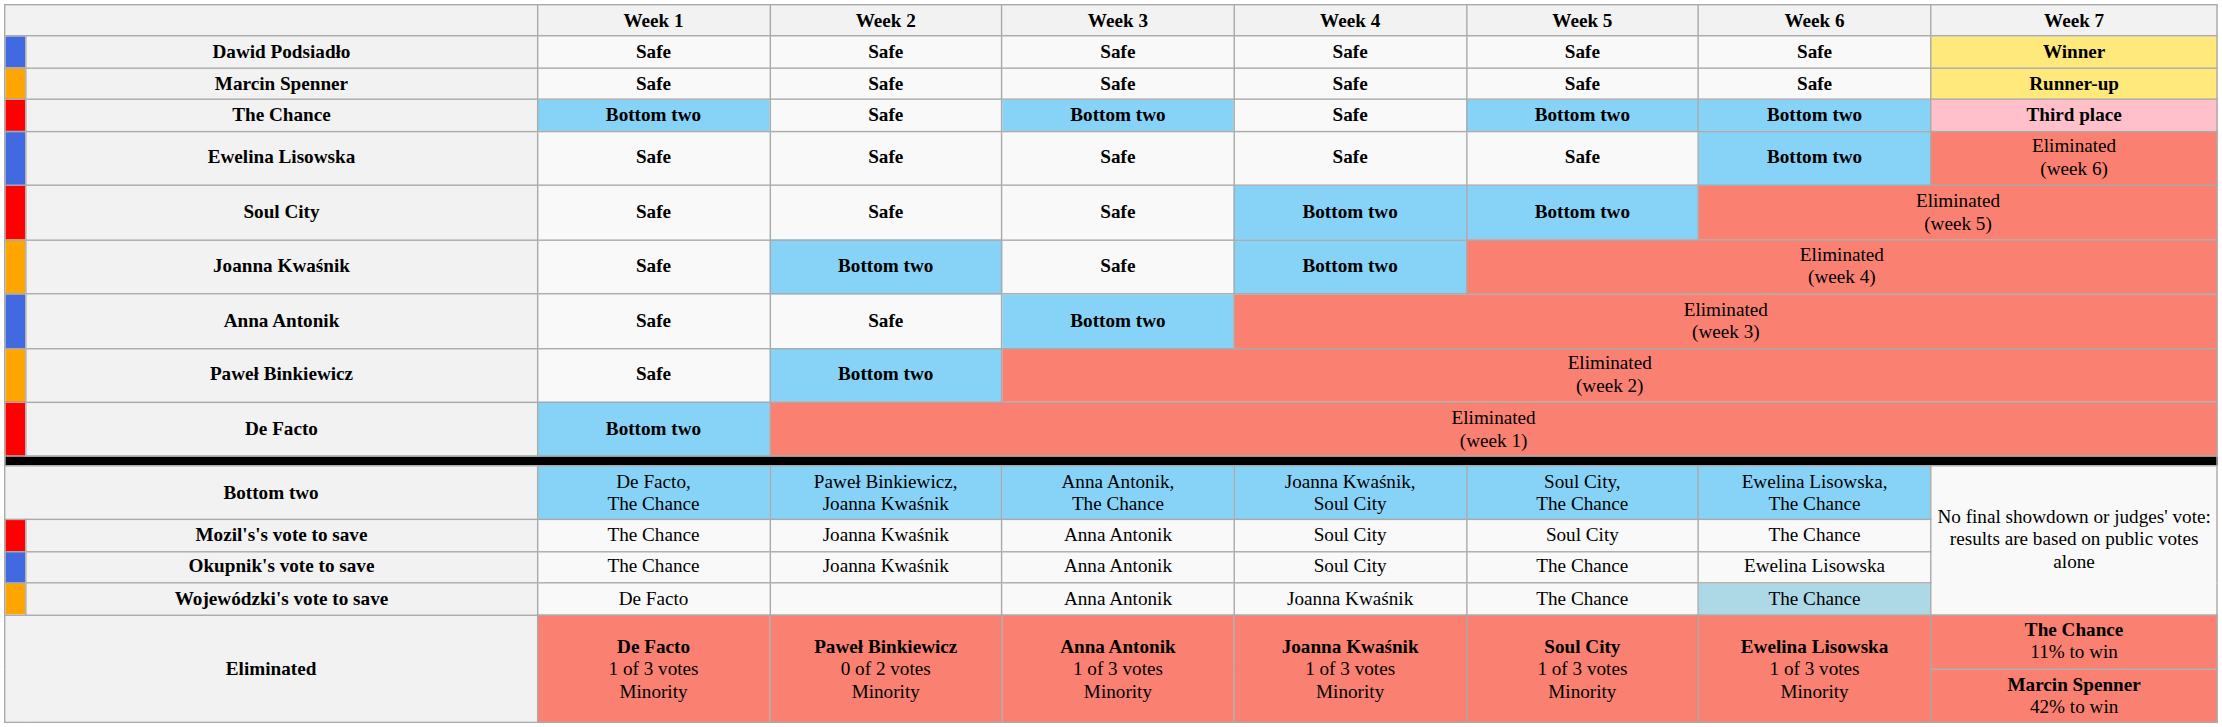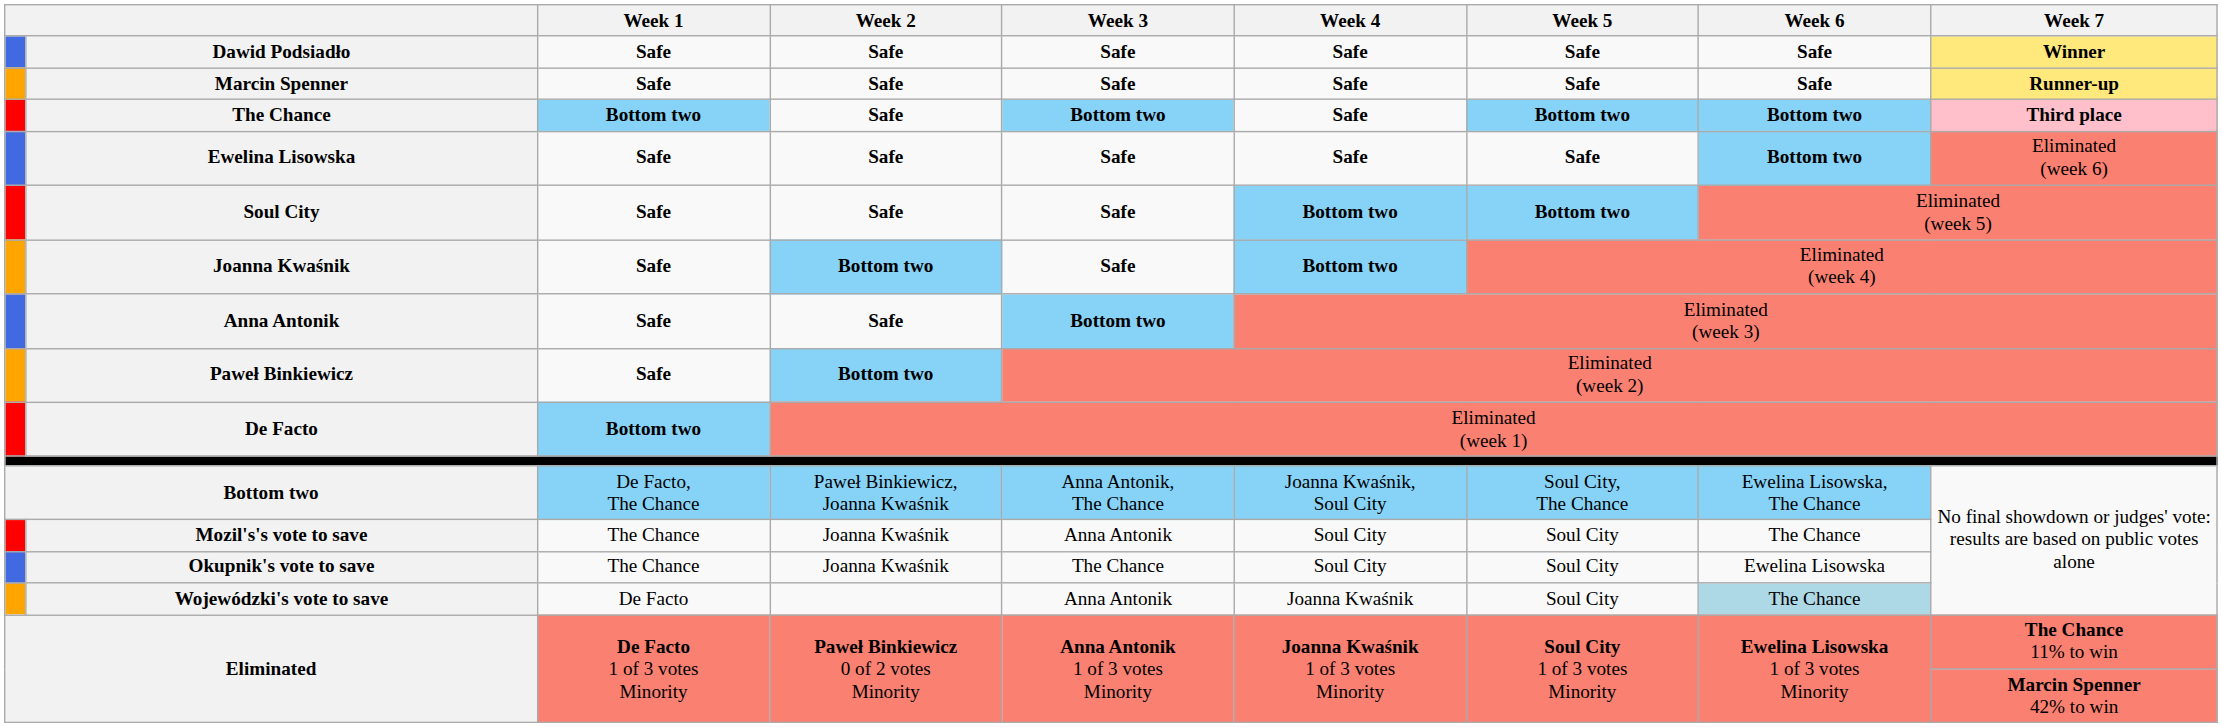(1118, 566) Anna Antonik -> (1118, 566) The Chance
(1582, 566) The Chance -> (1582, 566) Soul City
(1582, 598) The Chance -> (1582, 598) Soul City
